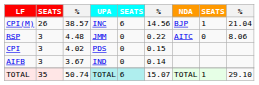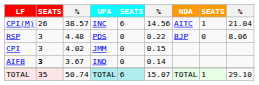(181, 23) BJP -> (183, 23) AITC
(99, 36) JMM -> (99, 36) PDS
(183, 36) AITC -> (181, 36) BJP
(99, 49) PDS -> (99, 49) JMM
(40, 62) normal -> (40, 62) bold
